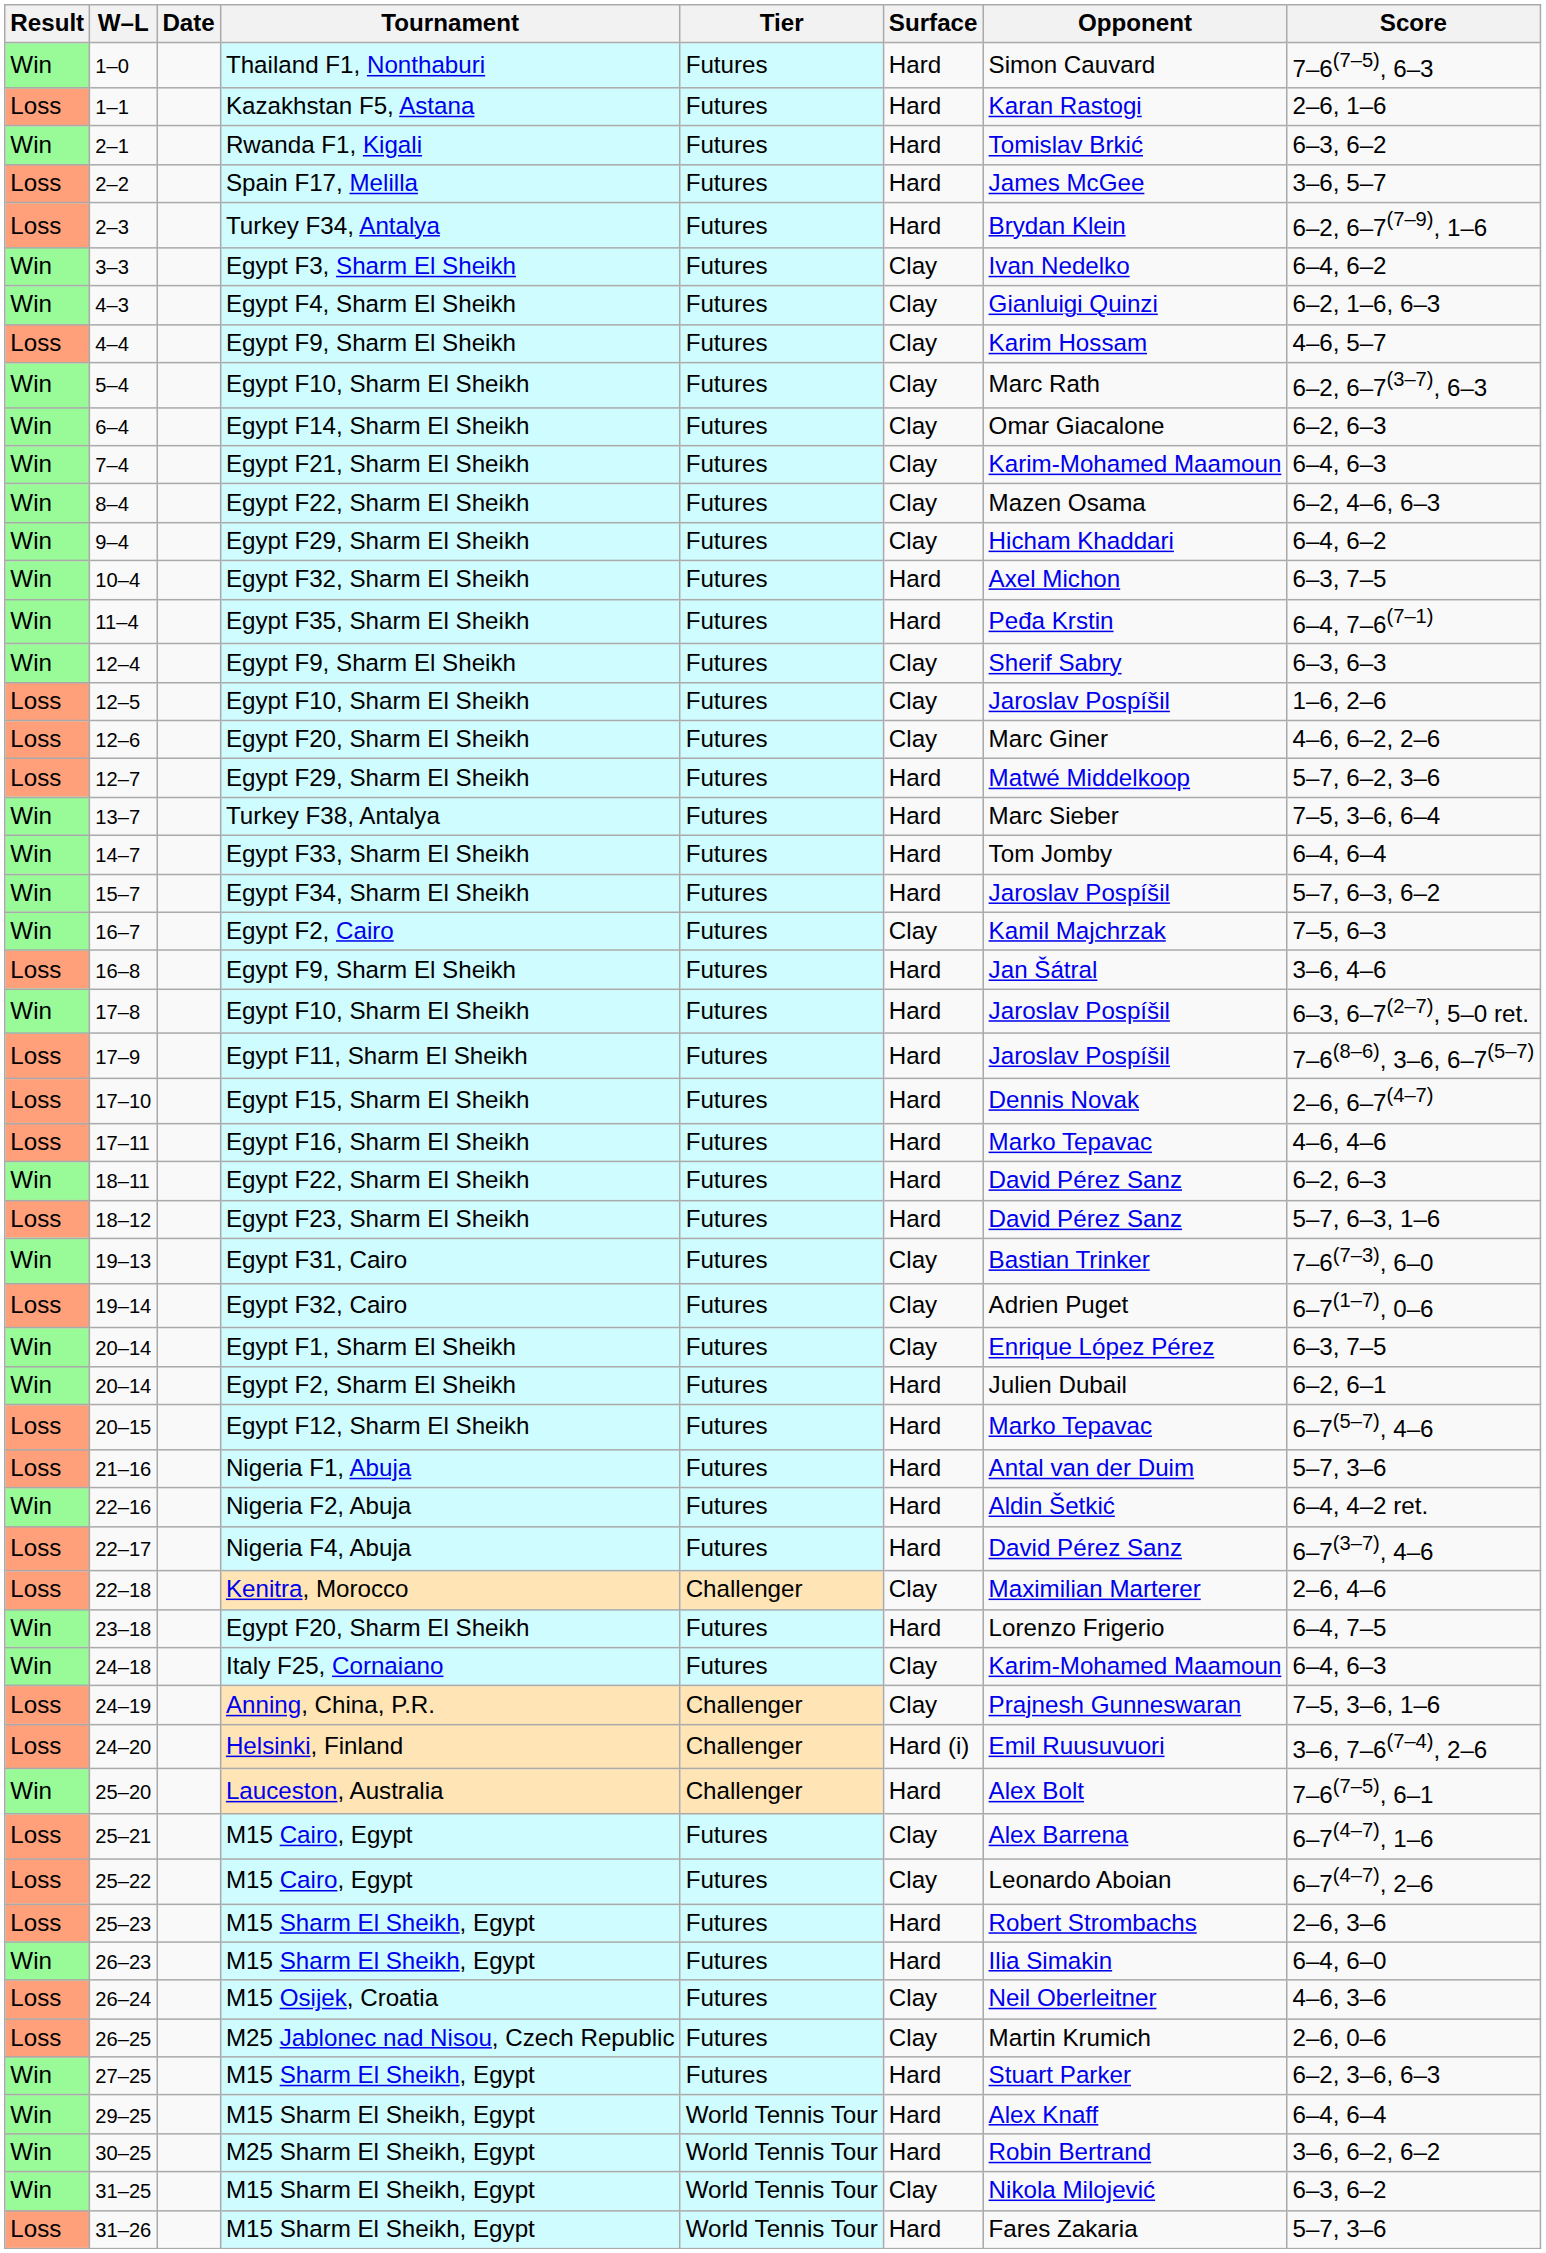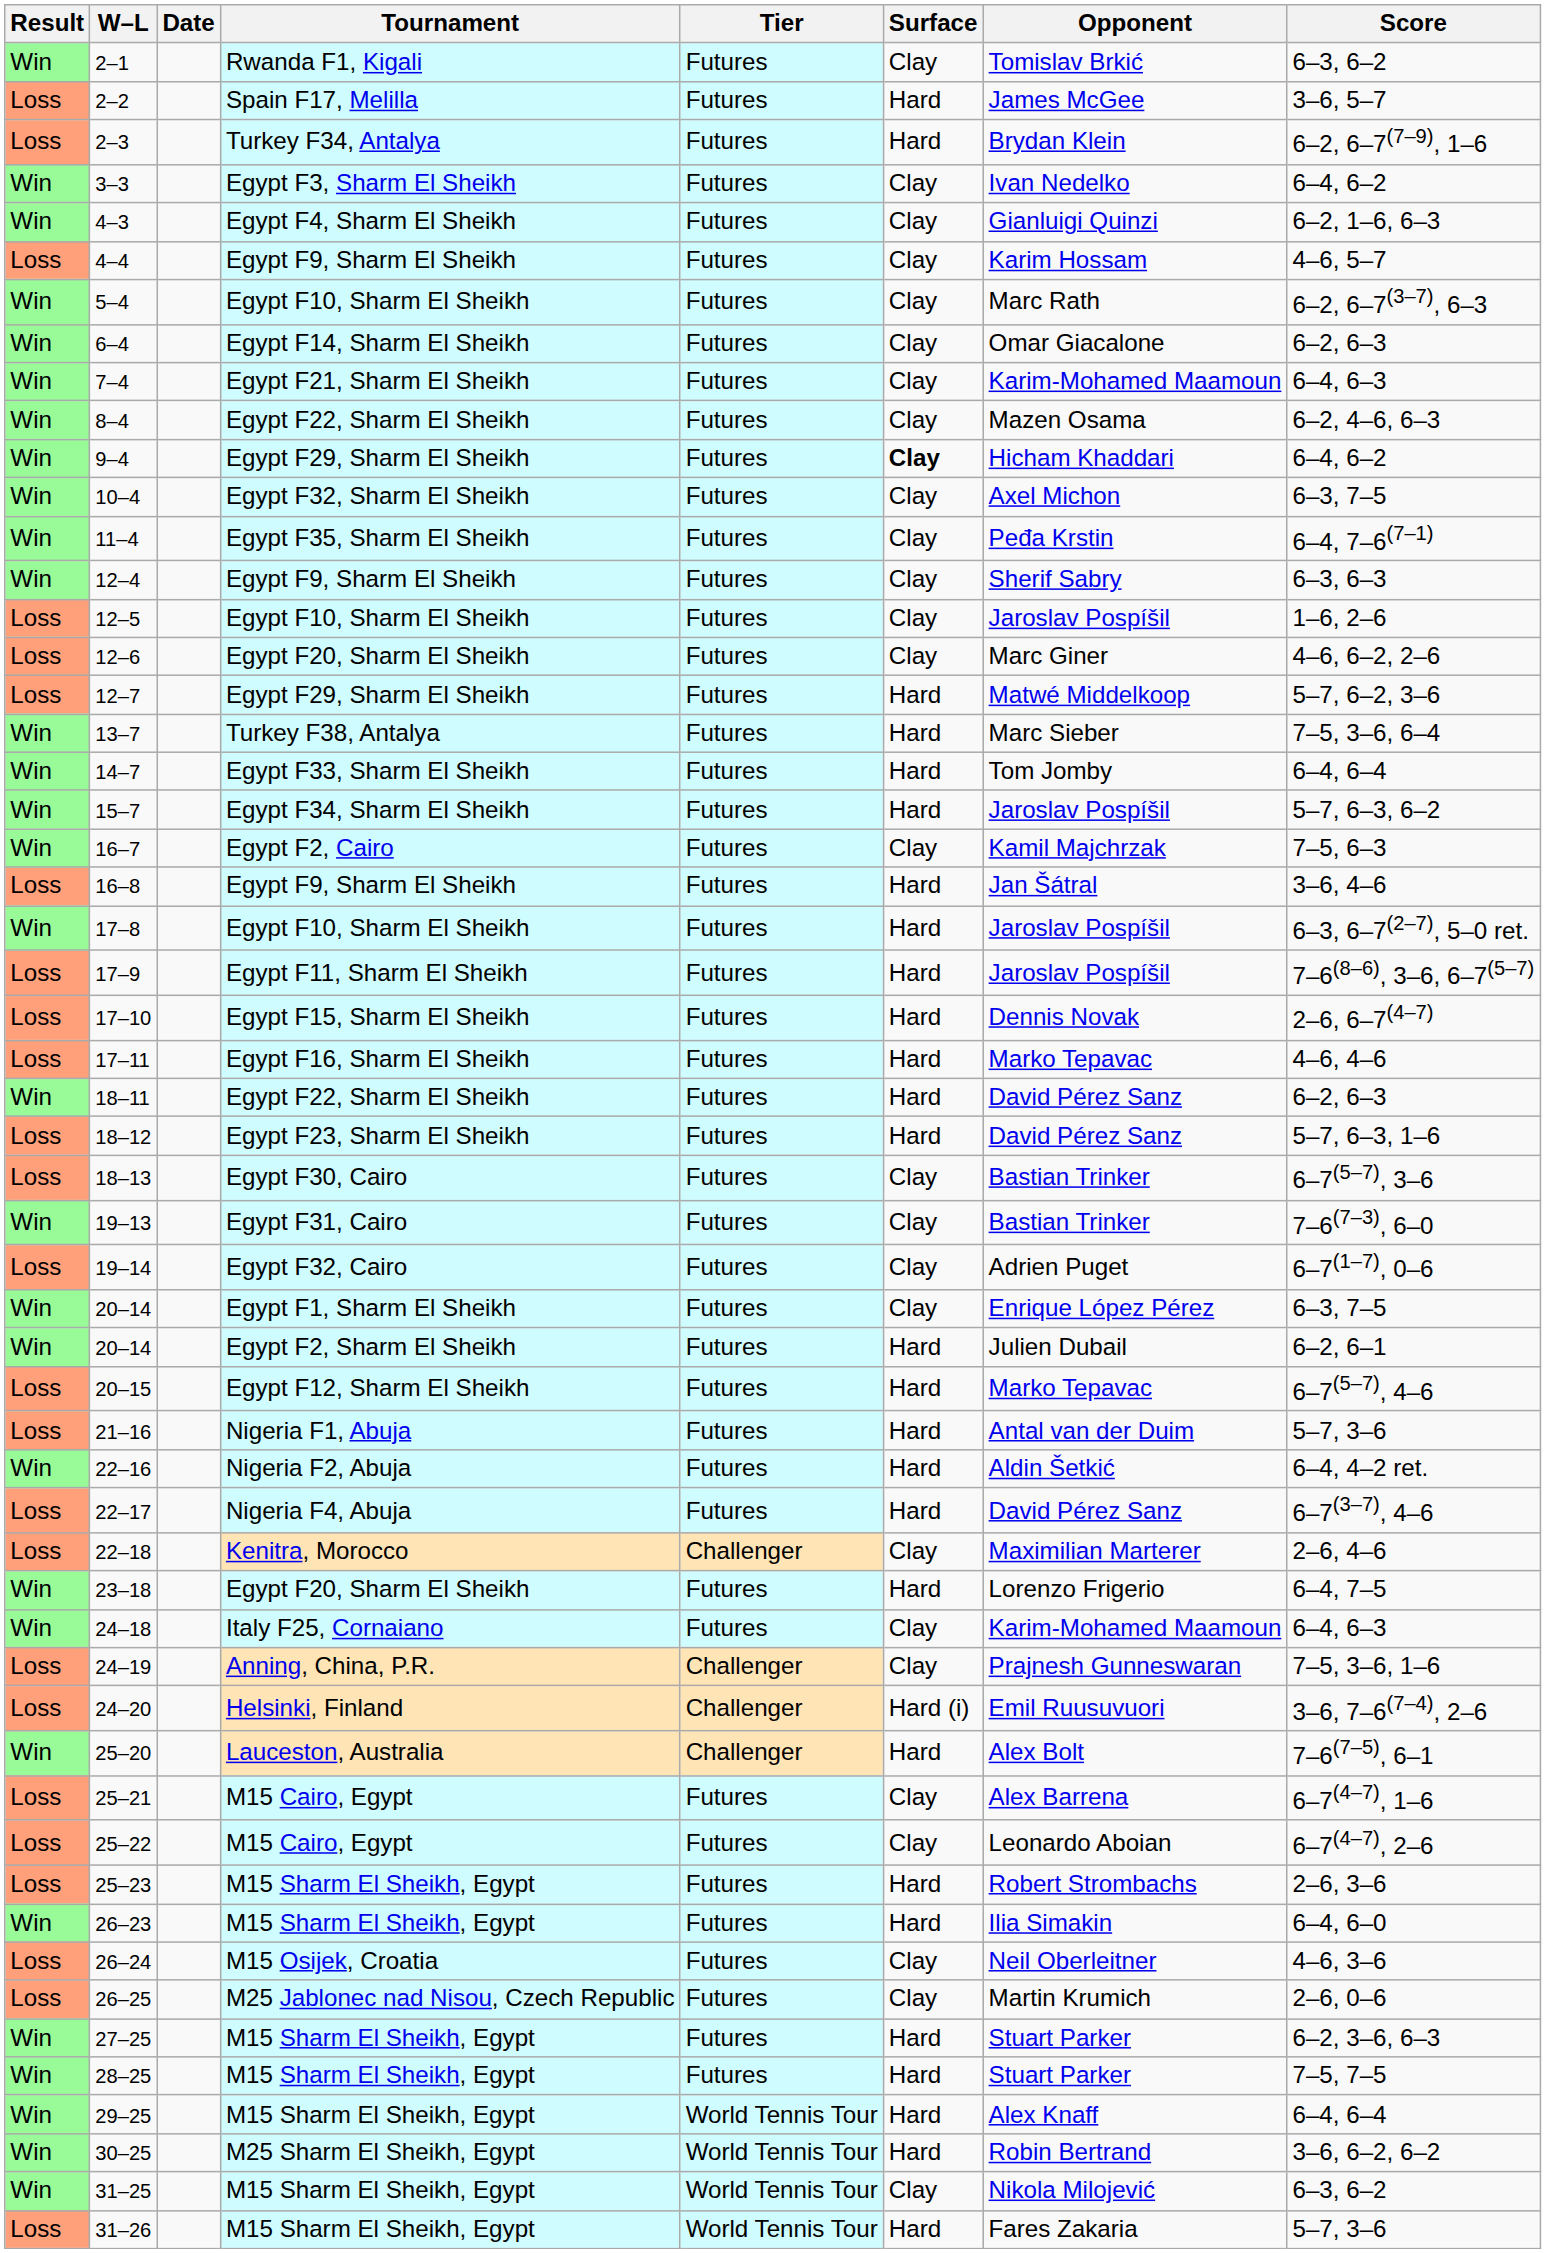- row: (112, 66)
- row: (112, 108)
(915, 145) Hard -> (913, 61) Clay
(913, 541) normal -> (914, 458) bold
(915, 579) Hard -> (913, 496) Clay
(915, 621) Hard -> (913, 538) Clay
+ row: (123, 1178)
+ row: (123, 2077)
